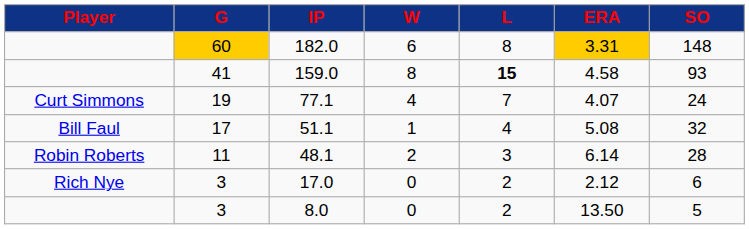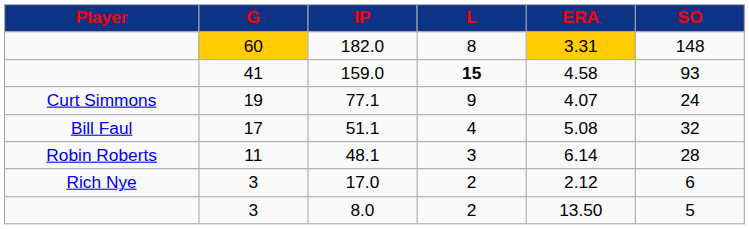- column: (412, 18)
(507, 100) 7 -> (472, 100) 9
